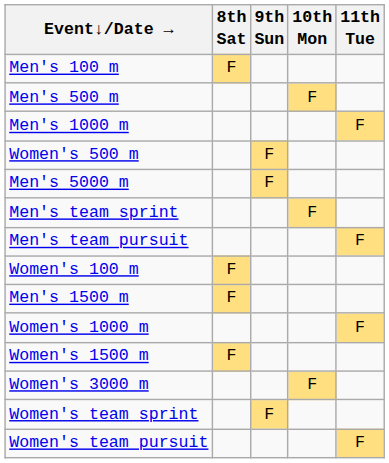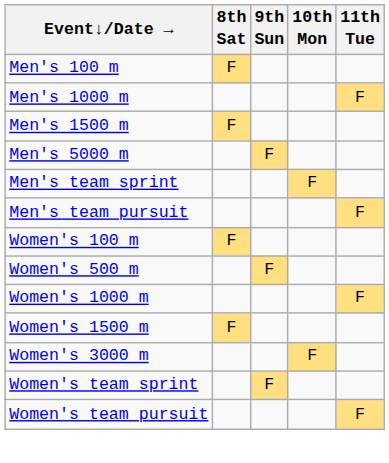- row: (64, 97)
rows swapped: (69, 299) <-> (74, 155)
